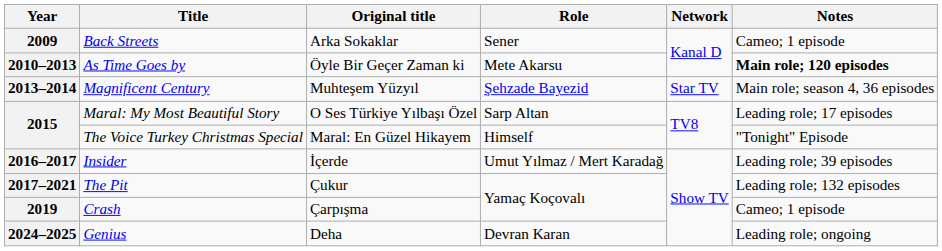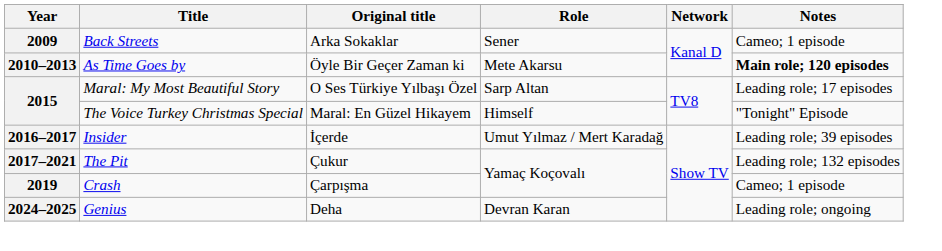- row: (146, 88)
